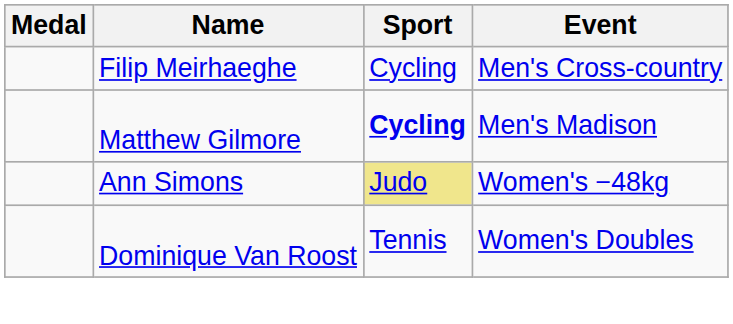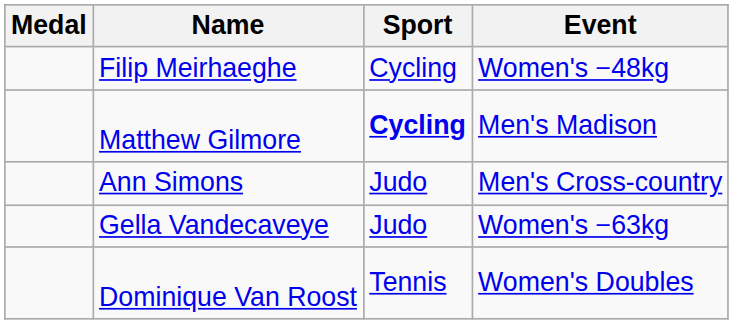(600, 68) Men's Cross-country -> (574, 68) Women's −48kg
(398, 182) khaki background -> (398, 182) no background
(574, 182) Women's −48kg -> (600, 182) Men's Cross-country
+ row: (214, 225)
